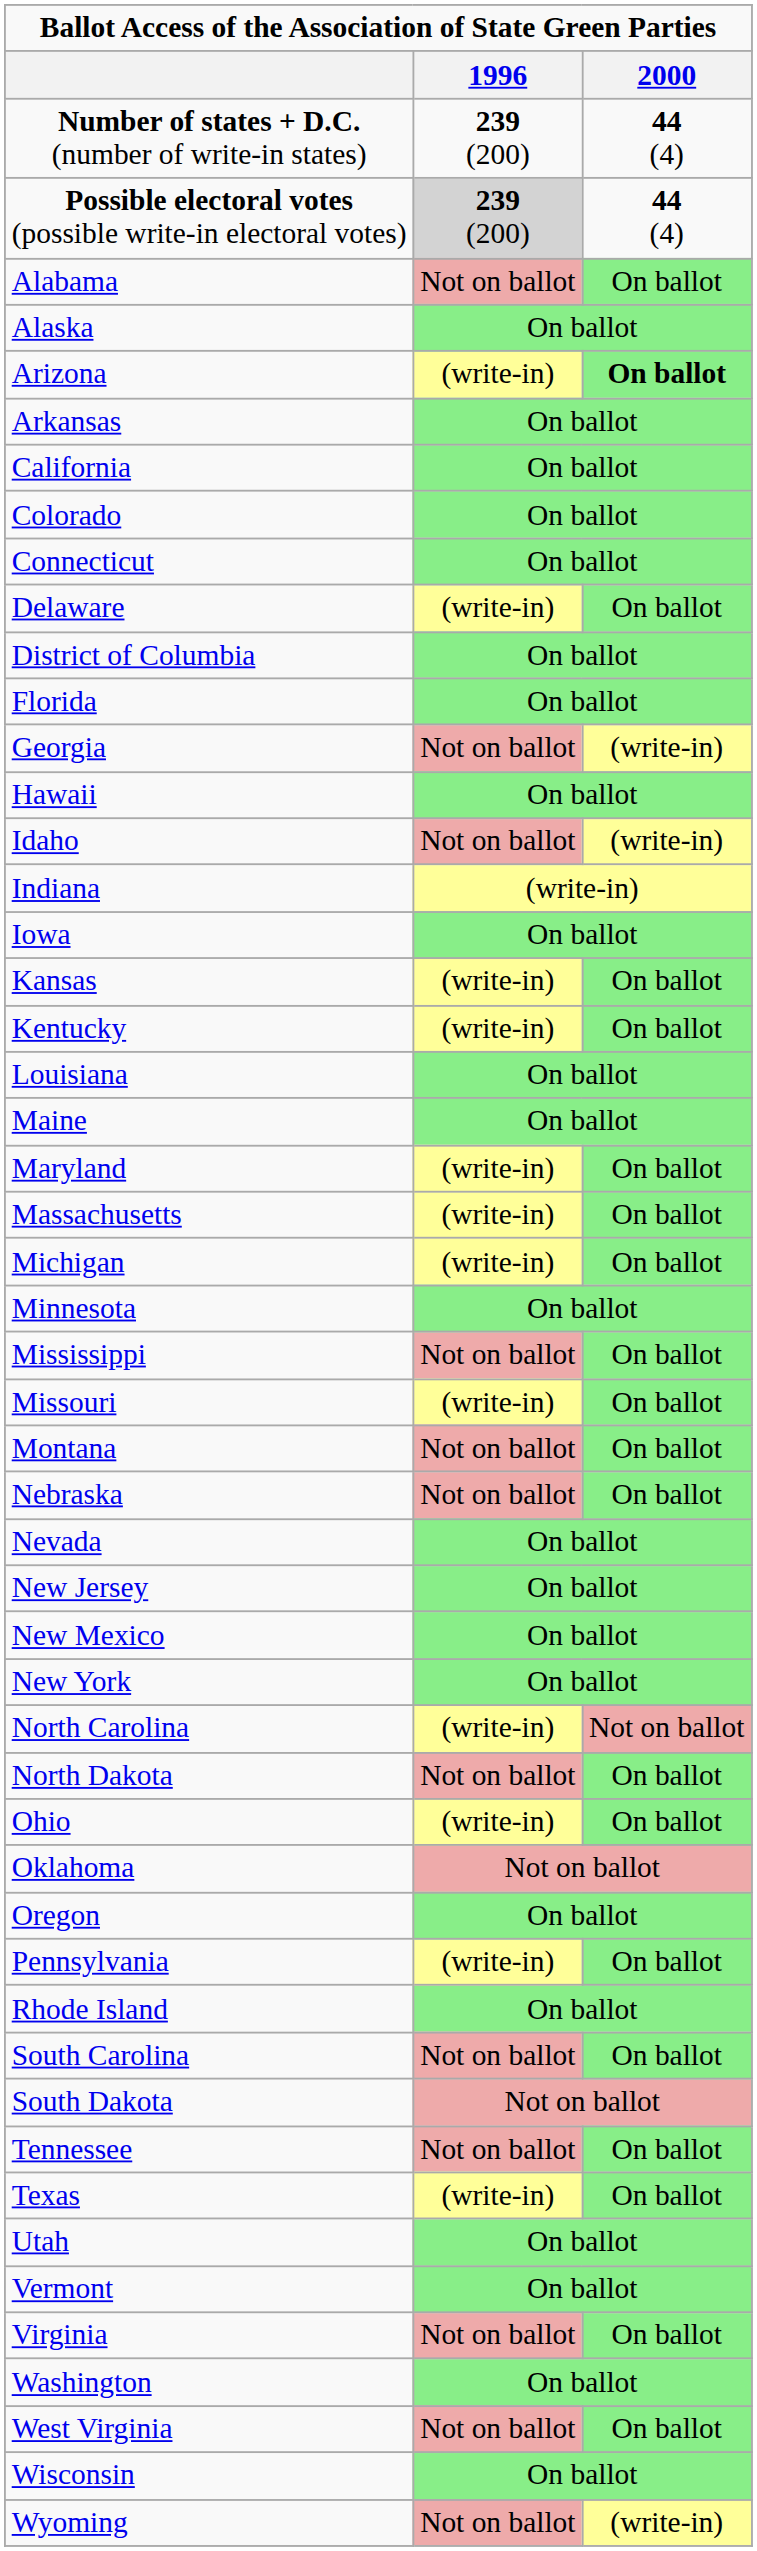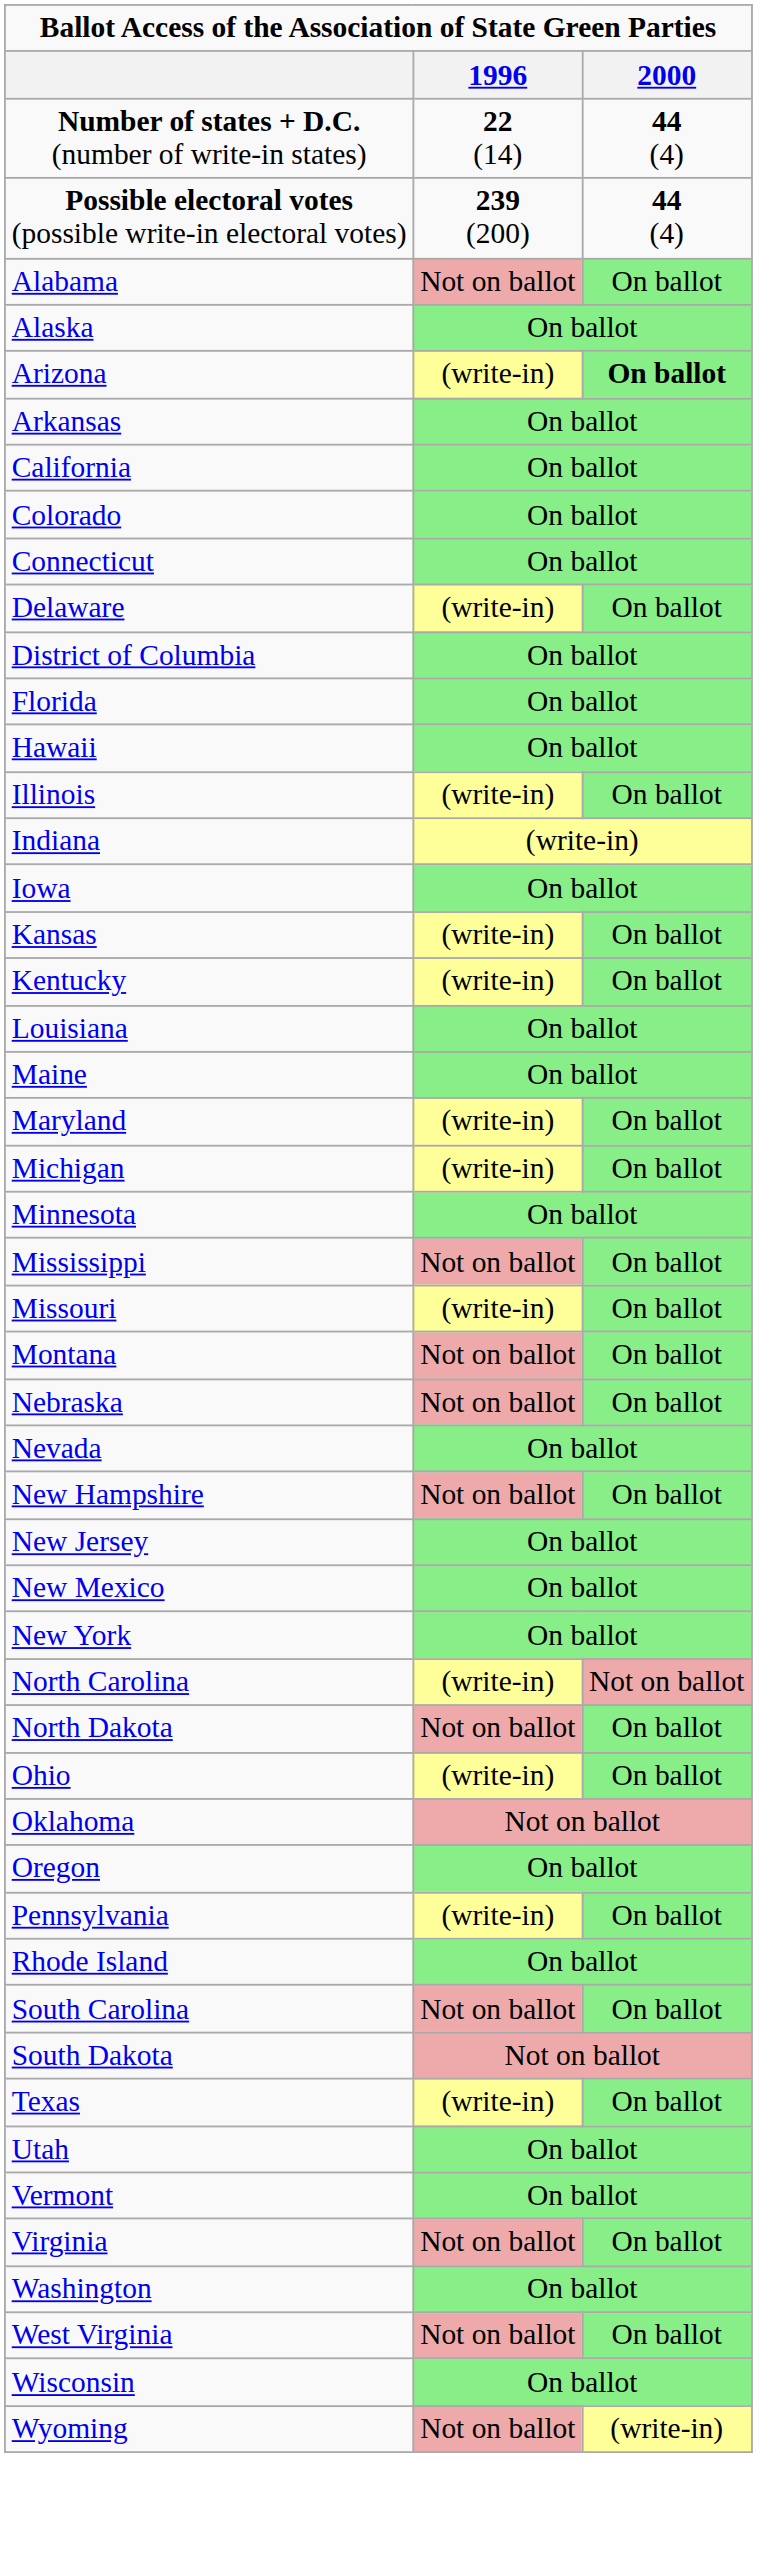(498, 137) 239 (200) -> (498, 137) 22 (14)
(498, 217) lightgrey background -> (498, 217) no background
- row: (59, 747)
- row: (45, 841)
+ row: (53, 794)
- row: (97, 1214)
+ row: (108, 1494)
- row: (72, 2148)
